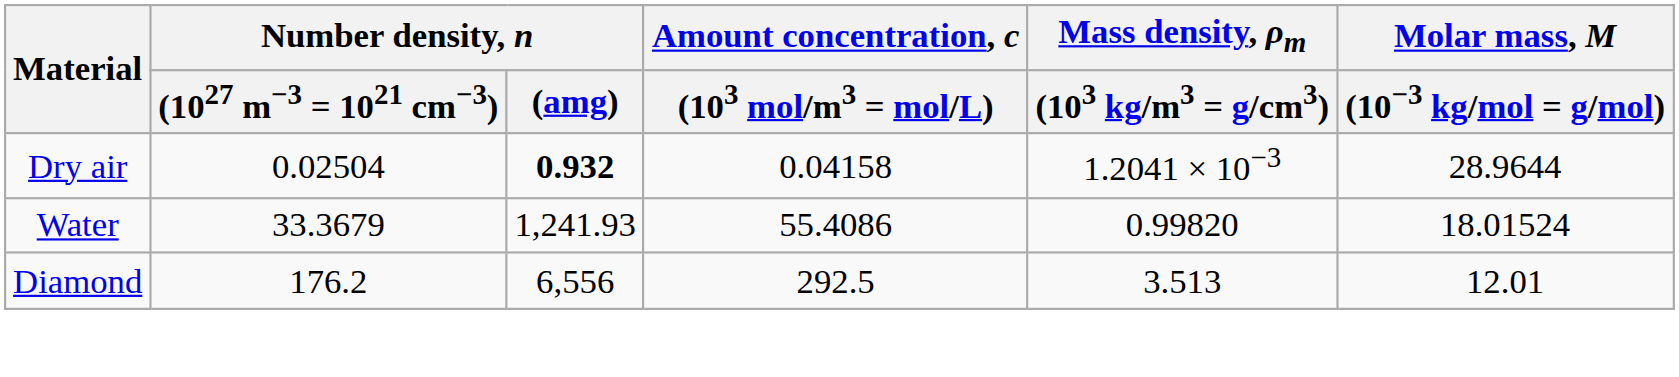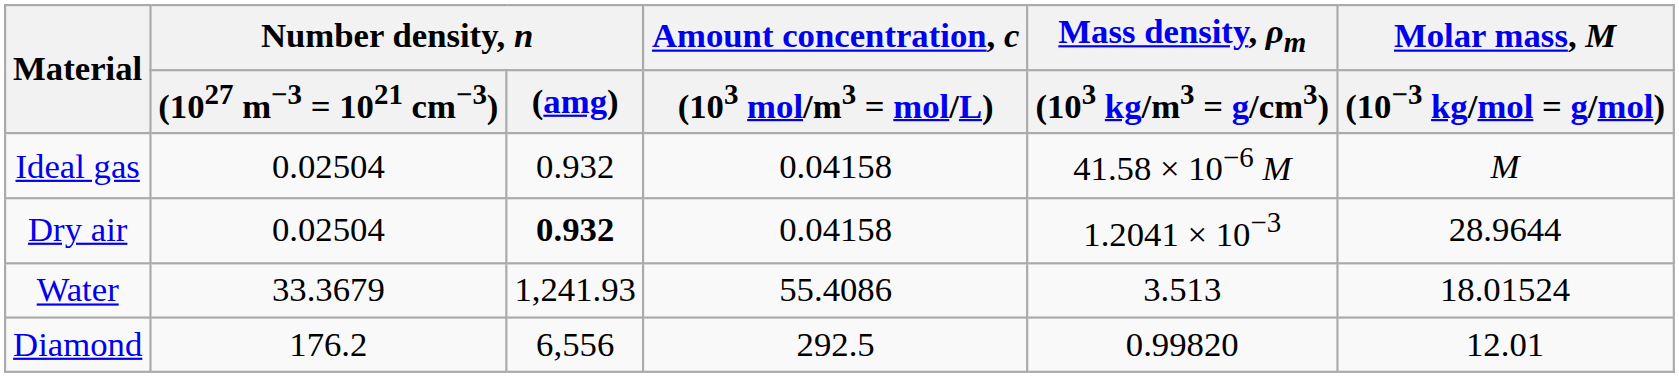+ row: (78, 165)
(1182, 225) 0.99820 -> (1182, 289) 3.513
(1182, 280) 3.513 -> (1182, 344) 0.99820
